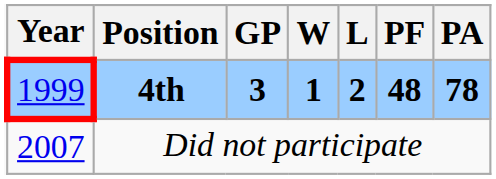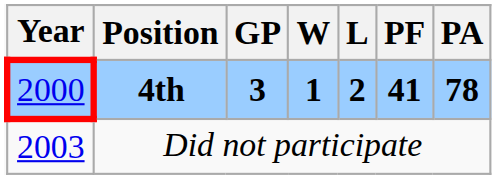(51, 89) 1999 -> (51, 89) 2000
(405, 89) 48 -> (405, 89) 41
(51, 146) 2007 -> (51, 146) 2003
